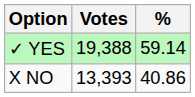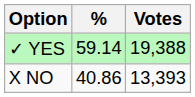columns swapped: (104, 18) <-> (163, 18)
